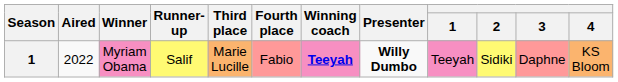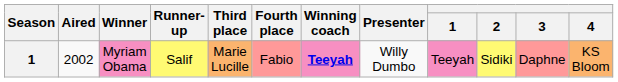(79, 59) 2022 -> (79, 59) 2002
(394, 59) bold -> (394, 59) normal
